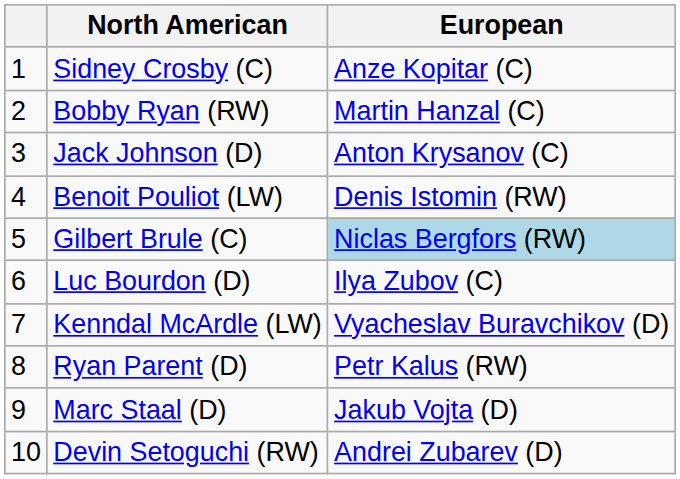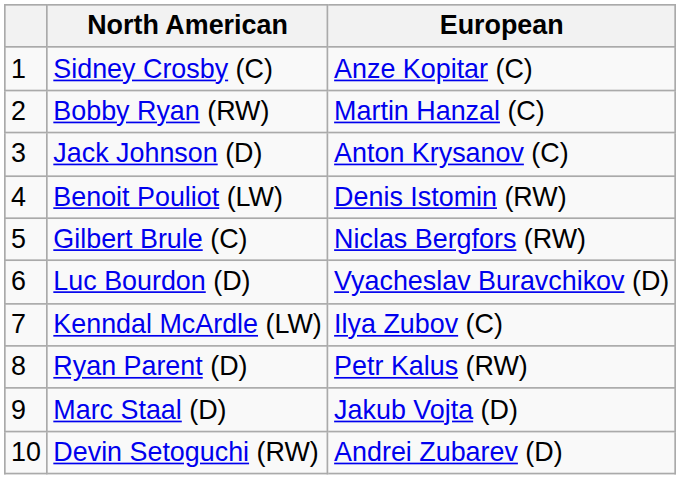(460, 238) lightblue background -> (460, 238) no background
(419, 281) Ilya Zubov (C) -> (502, 281) Vyacheslav Buravchikov (D)
(502, 324) Vyacheslav Buravchikov (D) -> (419, 324) Ilya Zubov (C)
